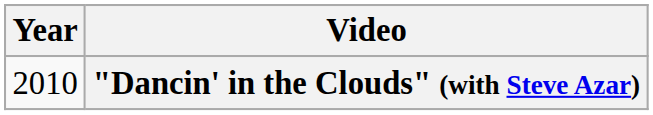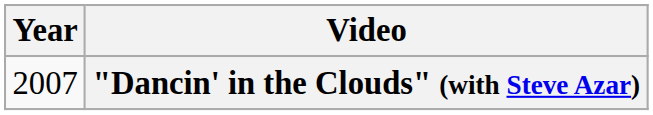(45, 82) 2010 -> (45, 82) 2007
